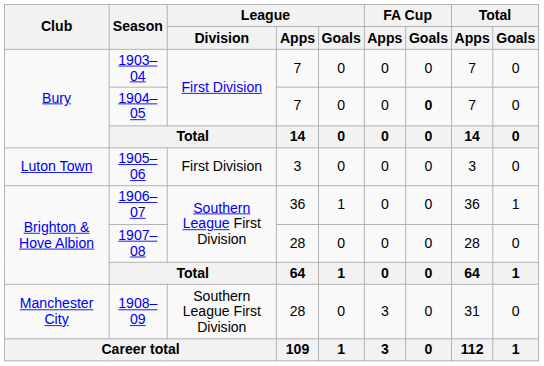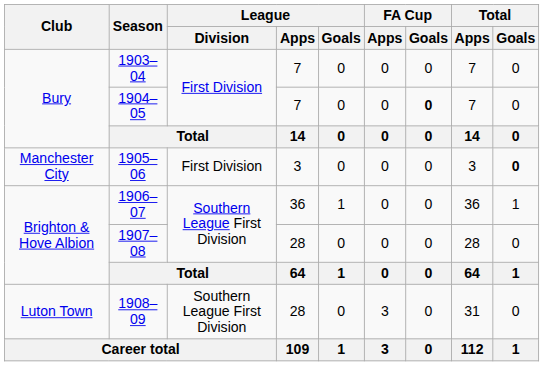(57, 166) Luton Town -> (57, 166) Manchester City
(516, 166) normal -> (516, 166) bold
(57, 311) Manchester City -> (57, 311) Luton Town
